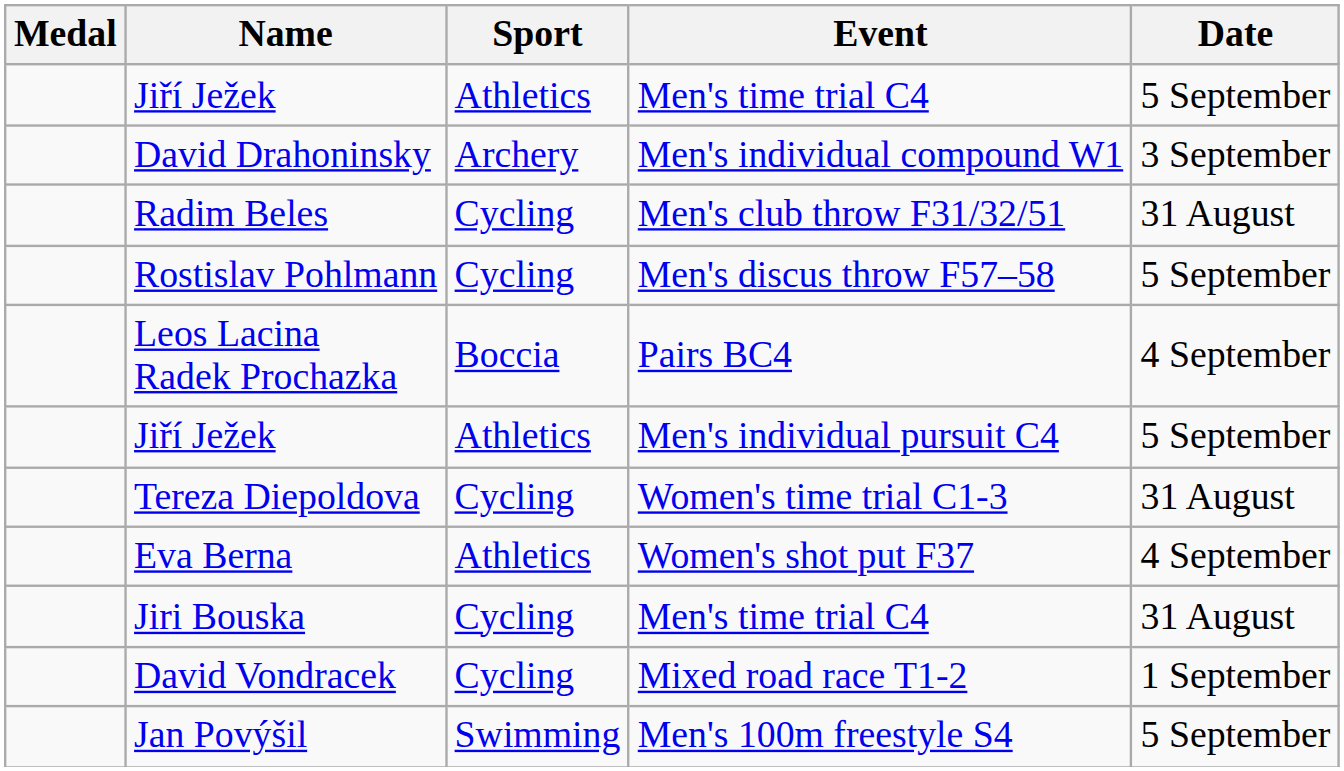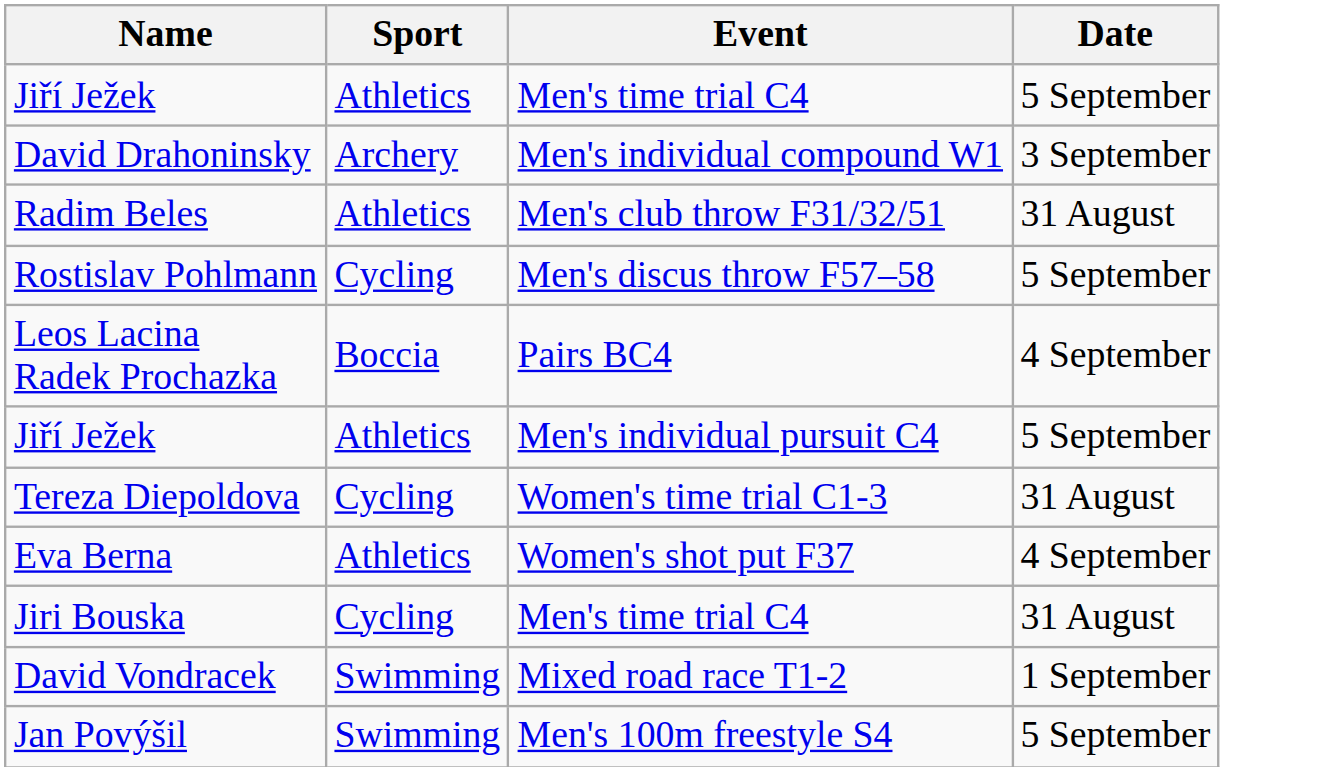- column: (65, 34)
(514, 214) Cycling -> (403, 214) Athletics
(514, 675) Cycling -> (417, 675) Swimming
